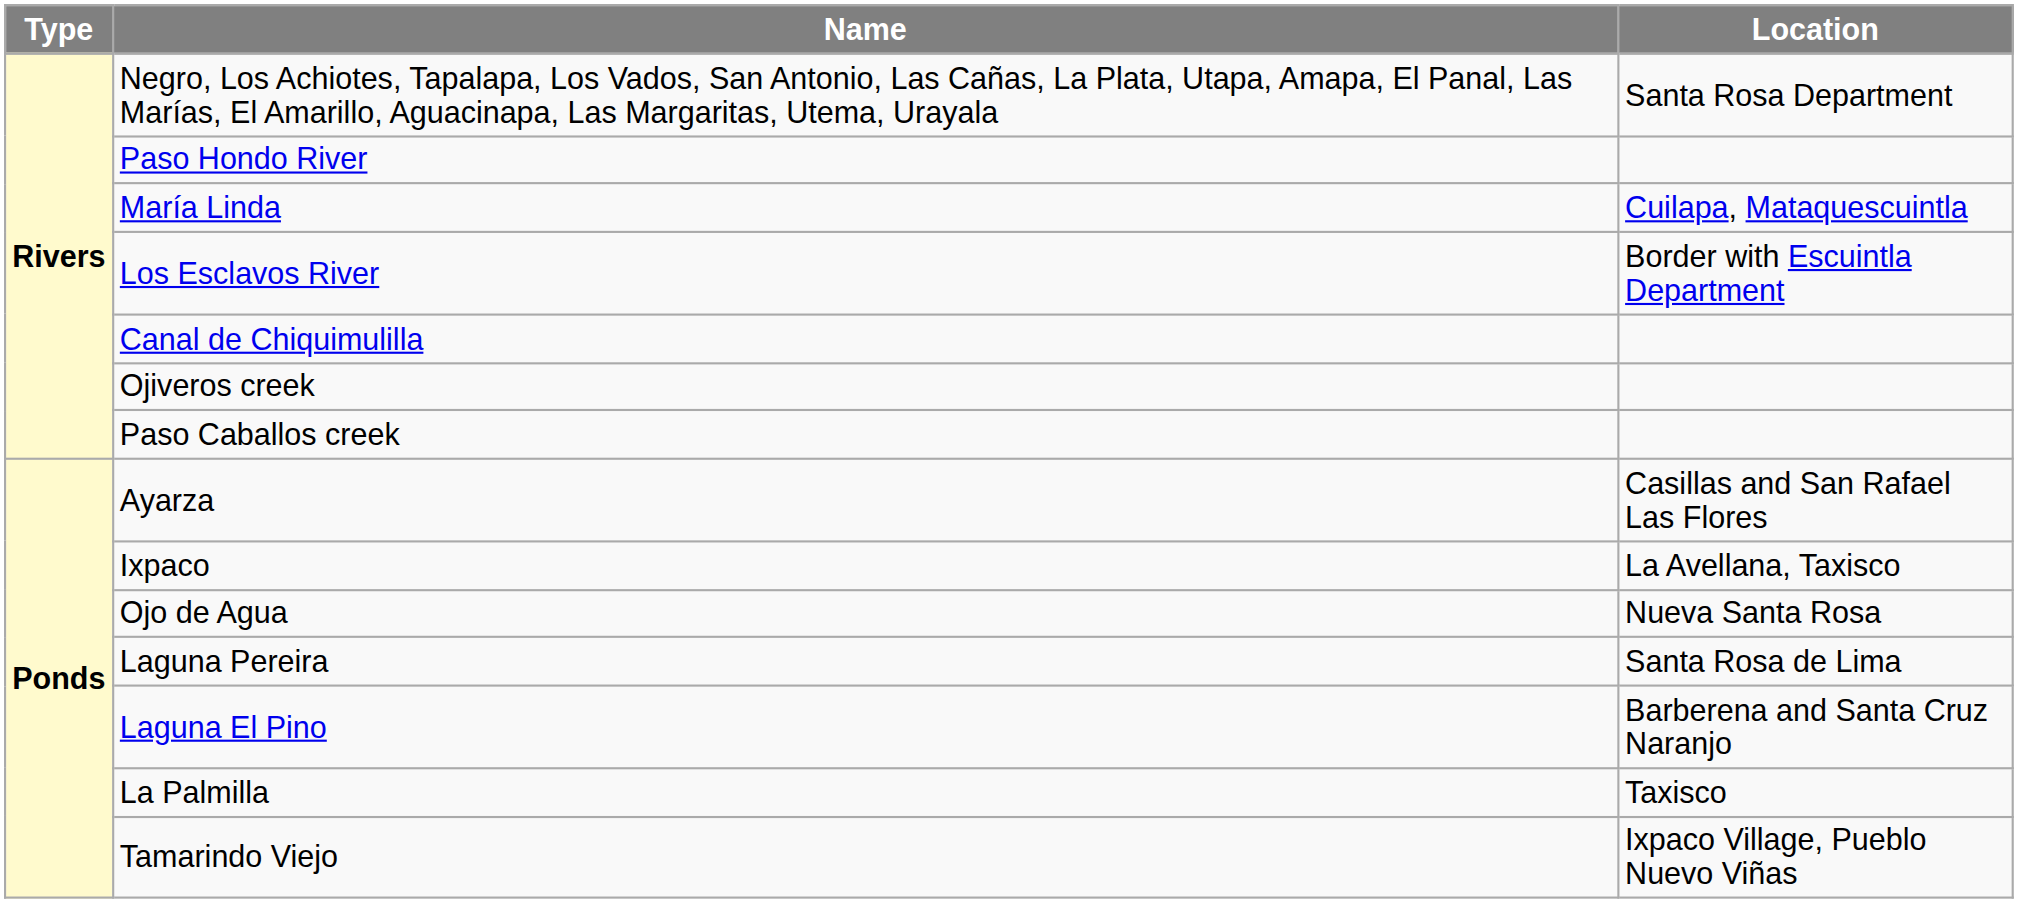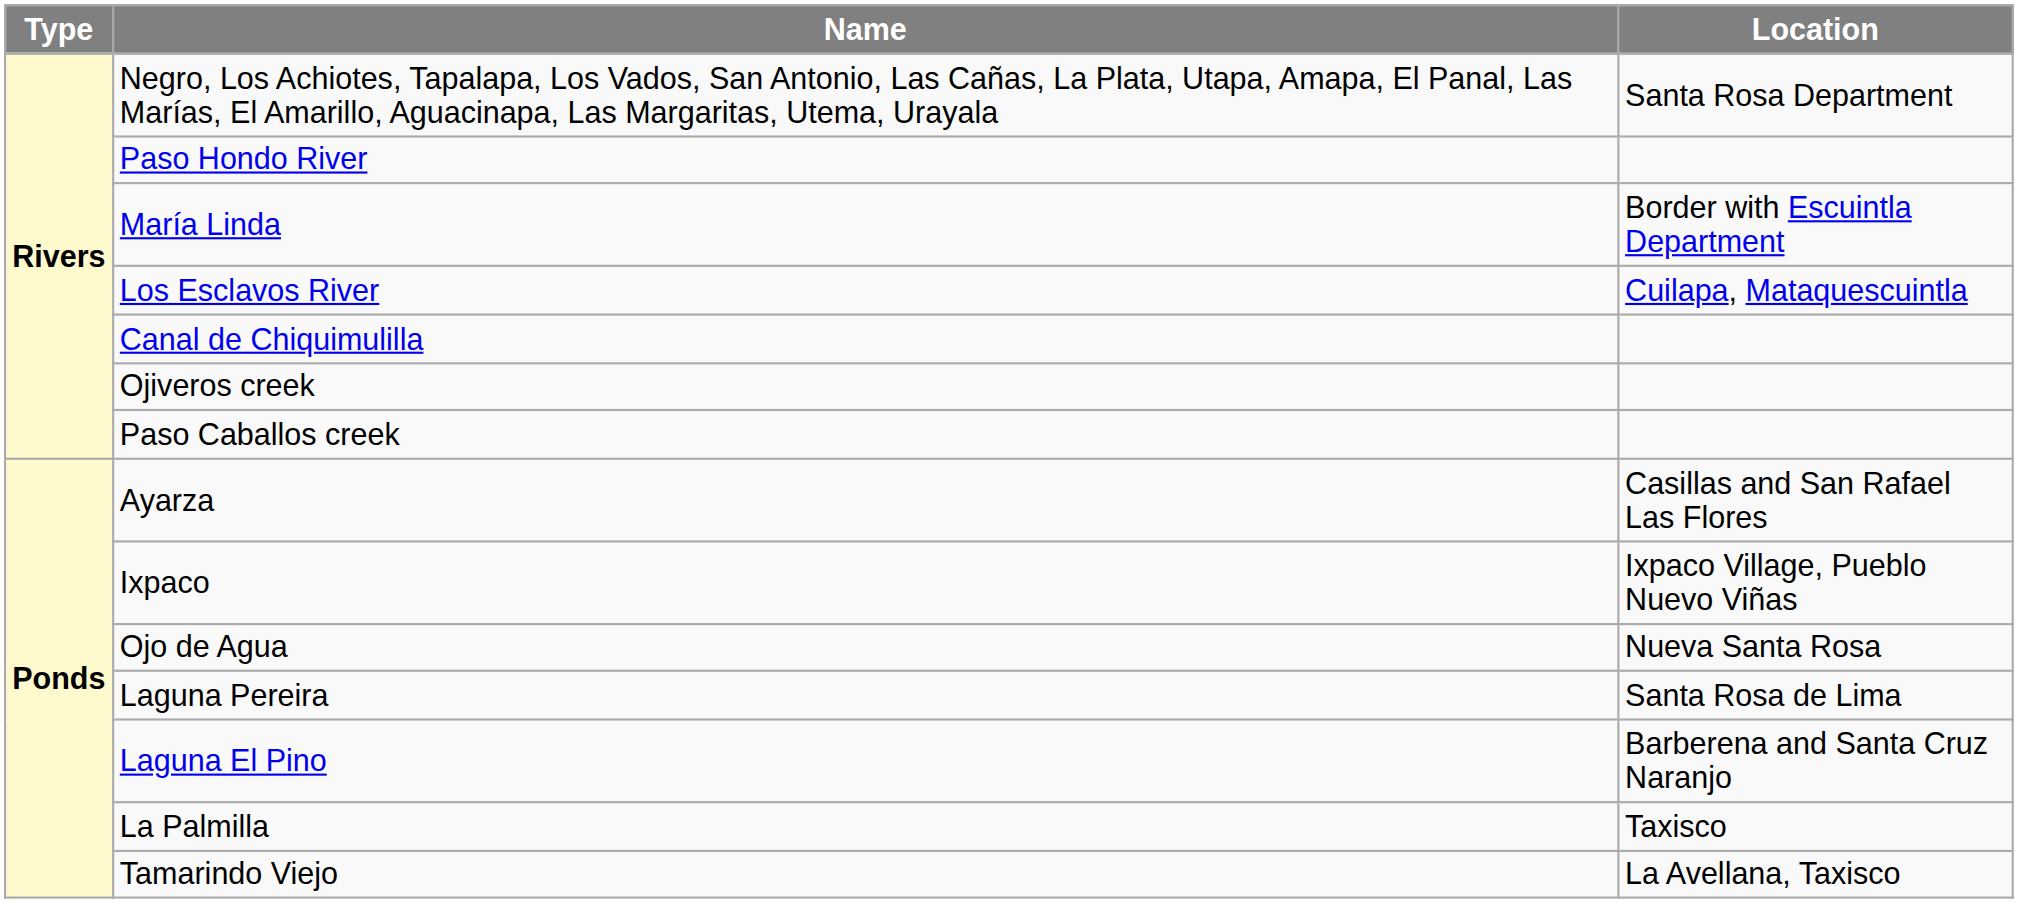(1796, 208) Cuilapa, Mataquescuintla -> (1768, 225) Border with Escuintla Department
(1768, 273) Border with Escuintla Department -> (1796, 290) Cuilapa, Mataquescuintla
(1763, 565) La Avellana, Taxisco -> (1776, 582) Ixpaco Village, Pueblo Nuevo Viñas
(1776, 857) Ixpaco Village, Pueblo Nuevo Viñas -> (1763, 874) La Avellana, Taxisco
